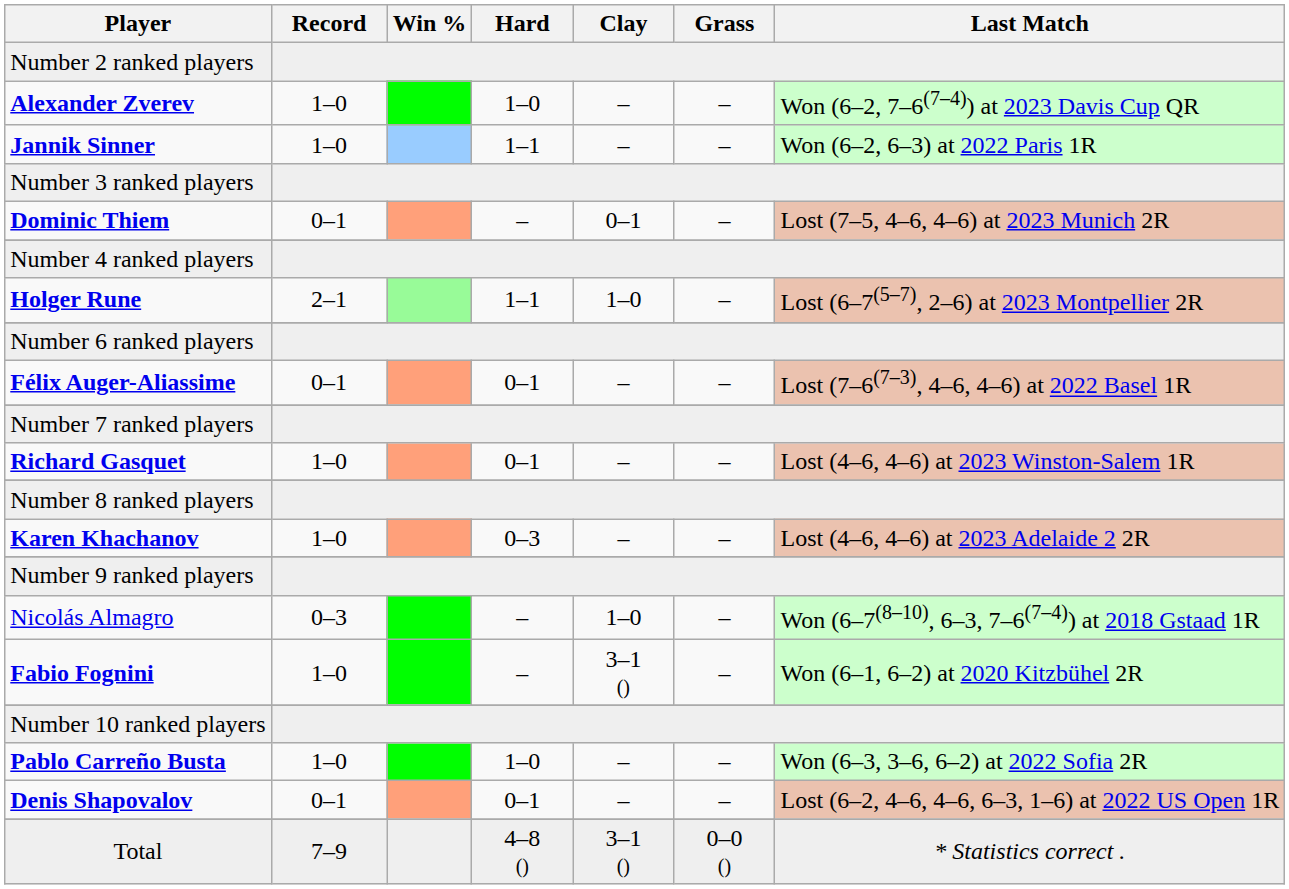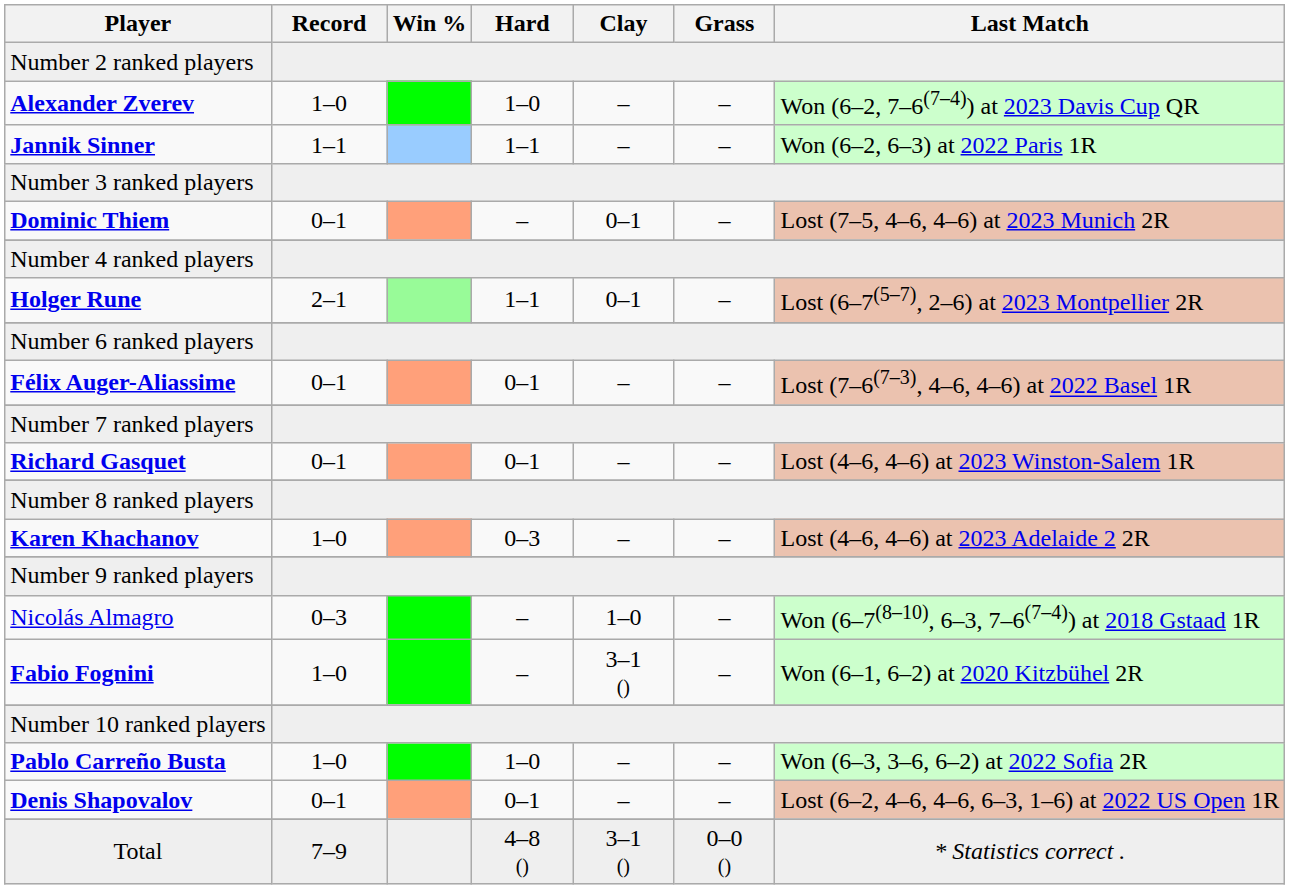(329, 144) 1–0 -> (329, 144) 1–1
(623, 299) 1–0 -> (623, 299) 0–1
(329, 461) 1–0 -> (329, 461) 0–1
